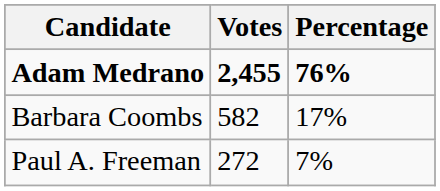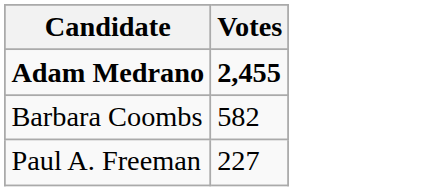- column: (362, 26)
(238, 161) 272 -> (238, 161) 227
